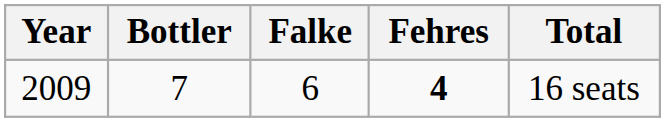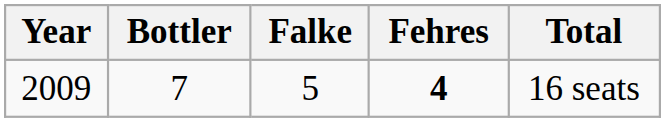(310, 87) 6 -> (310, 87) 5
